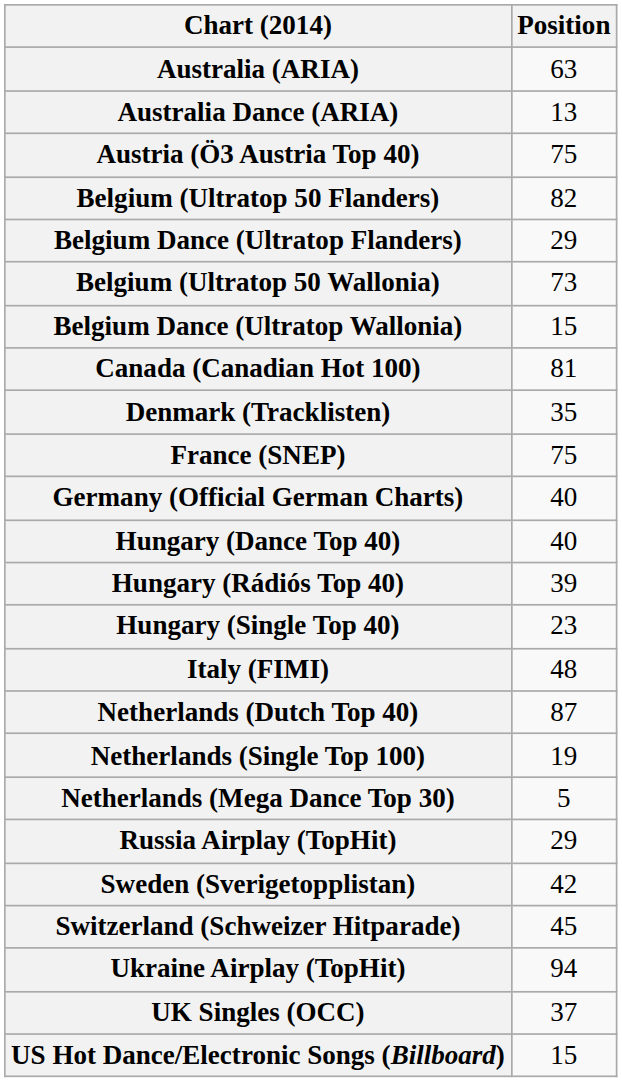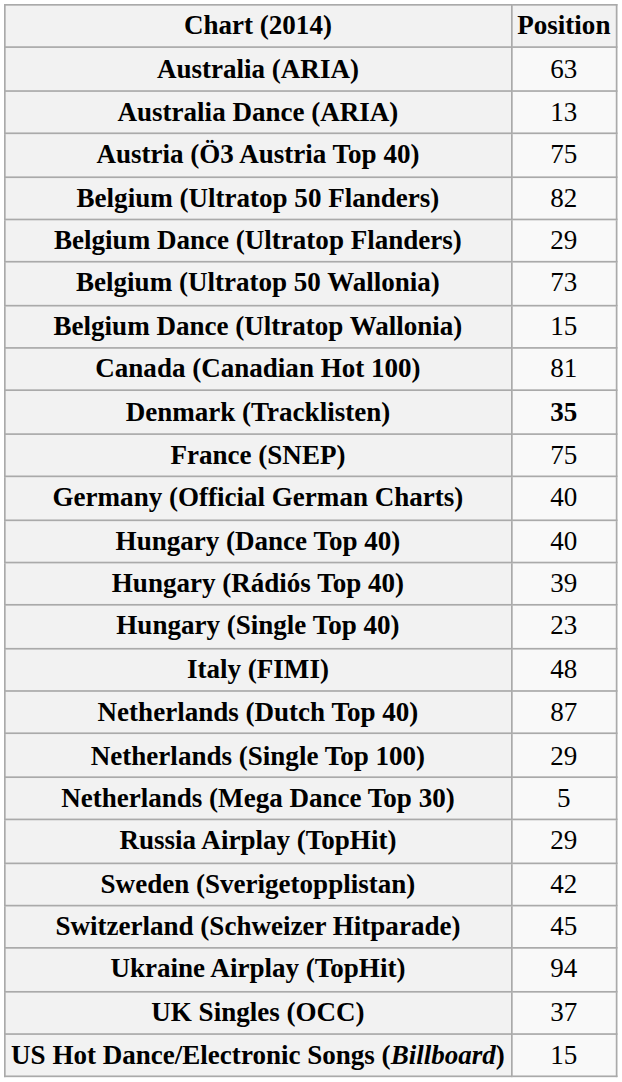(564, 411) normal -> (564, 411) bold
(564, 754) 19 -> (564, 754) 29
